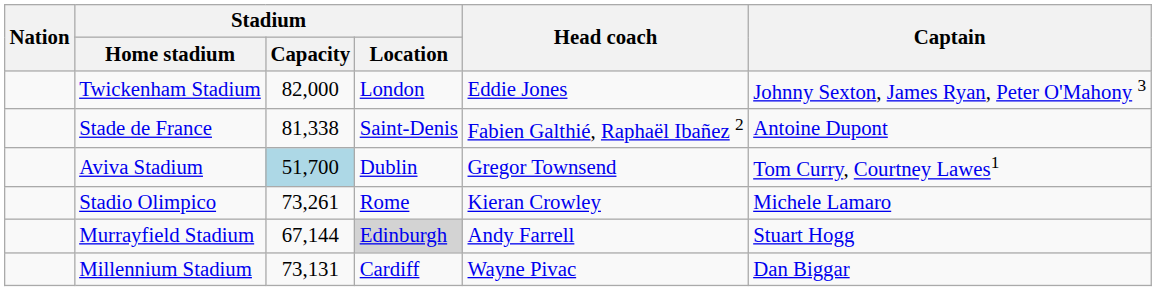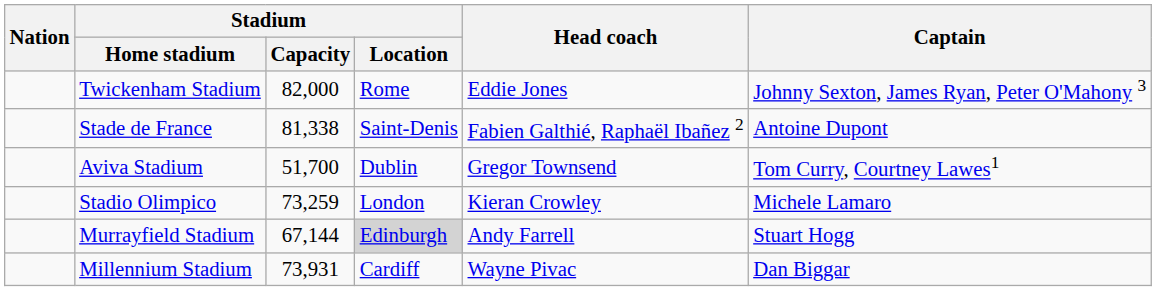(392, 89) London -> (385, 89) Rome
(310, 166) lightblue background -> (310, 166) no background
(310, 202) 73,261 -> (310, 202) 73,259
(385, 202) Rome -> (392, 202) London
(310, 268) 73,131 -> (310, 268) 73,931
